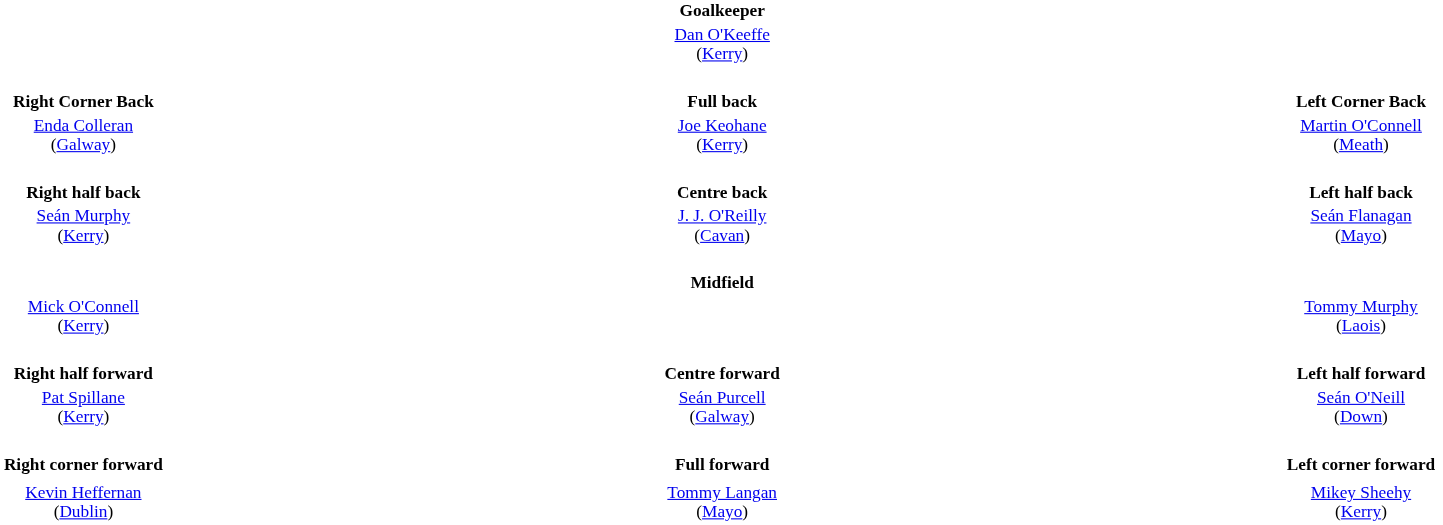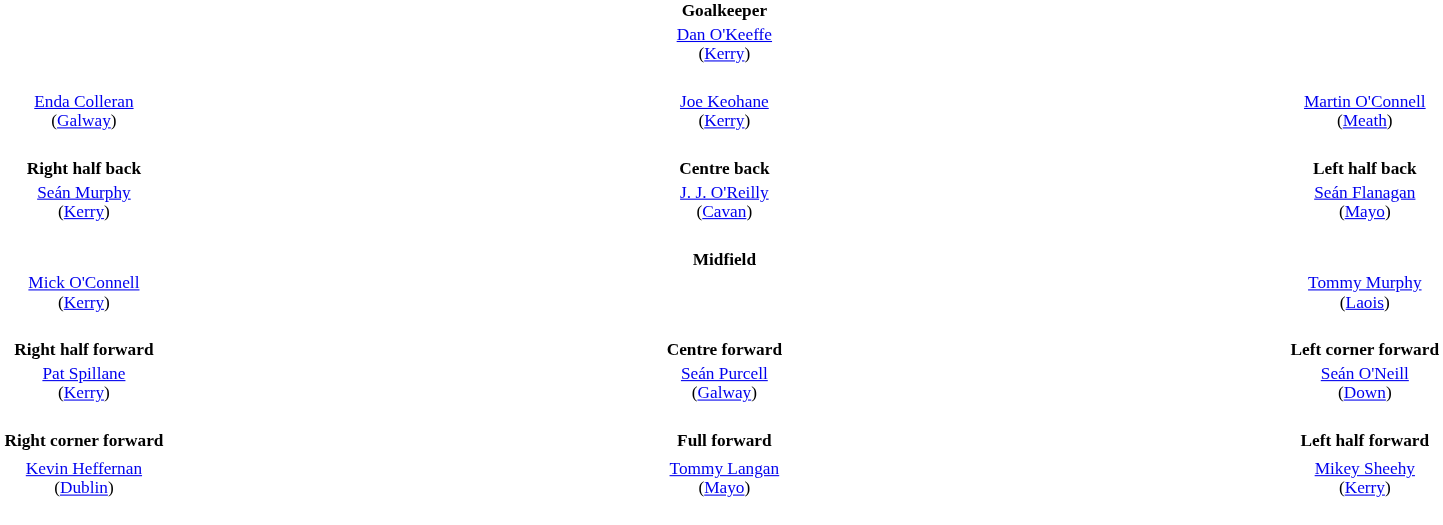- row: (83, 101)
(1361, 373) Left half forward -> (1365, 349) Left corner forward
(1361, 464) Left corner forward -> (1365, 440) Left half forward
